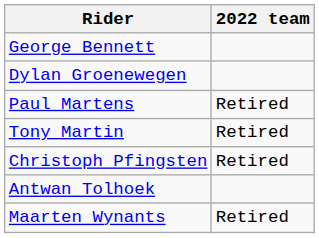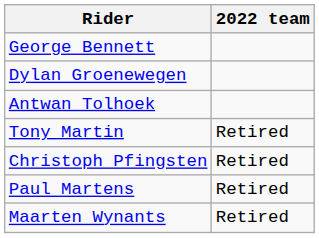rows swapped: (72, 104) <-> (82, 189)
